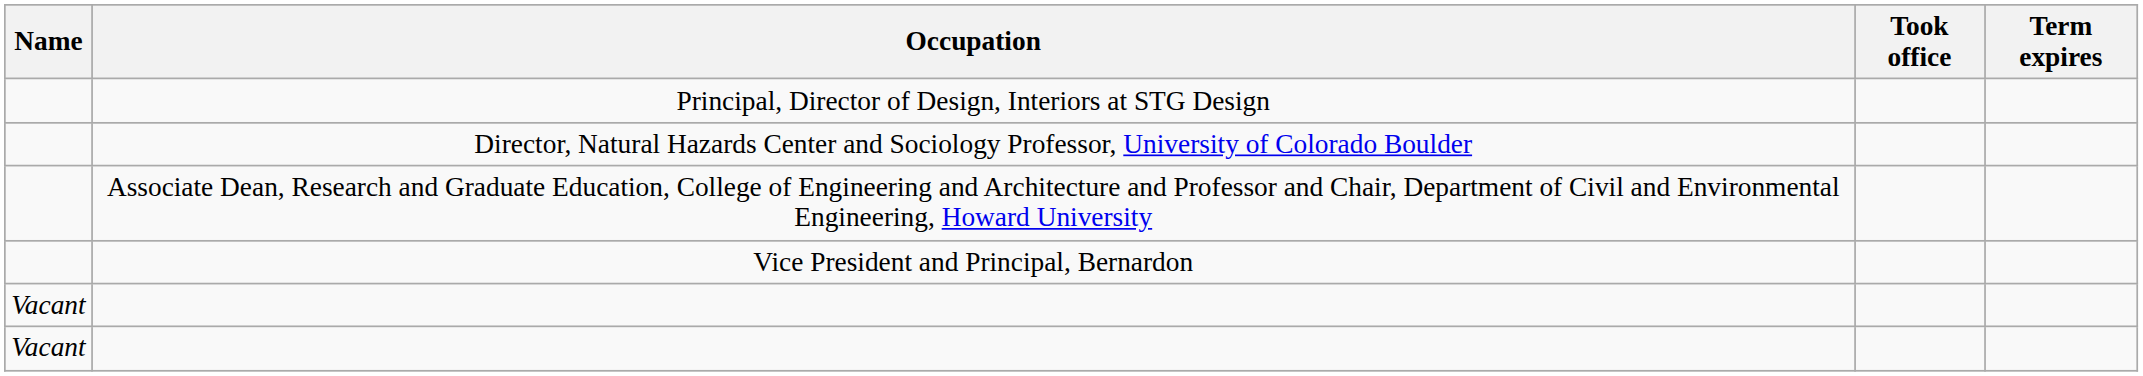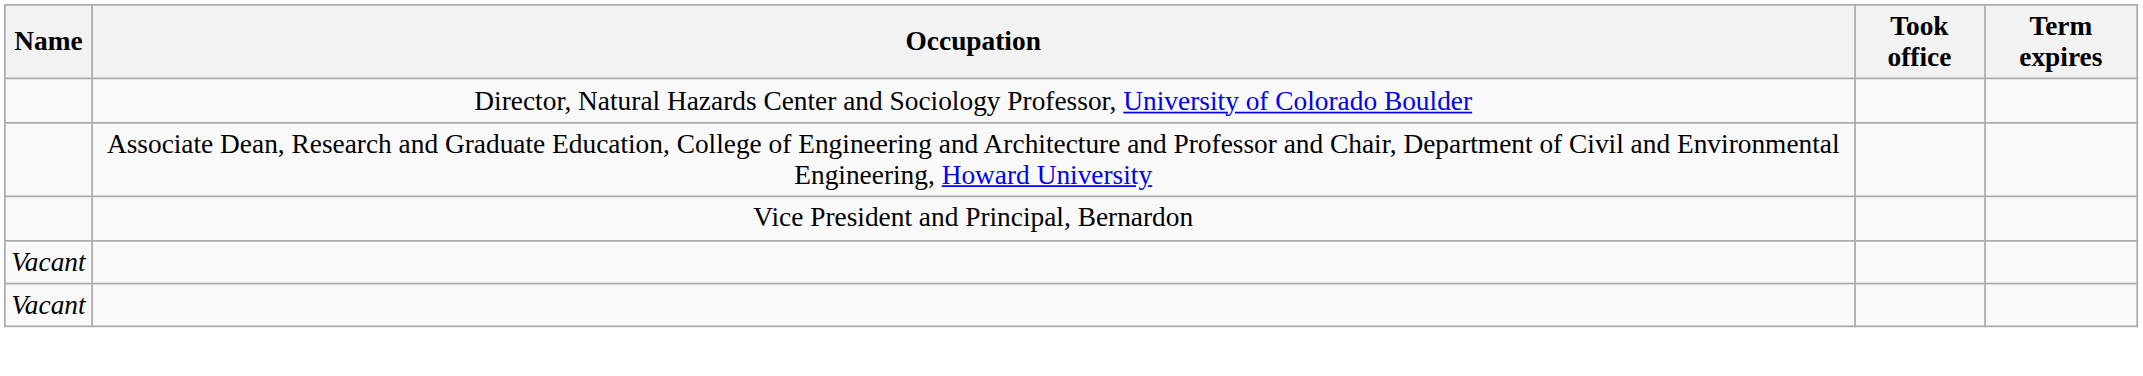- row: (48, 101)
